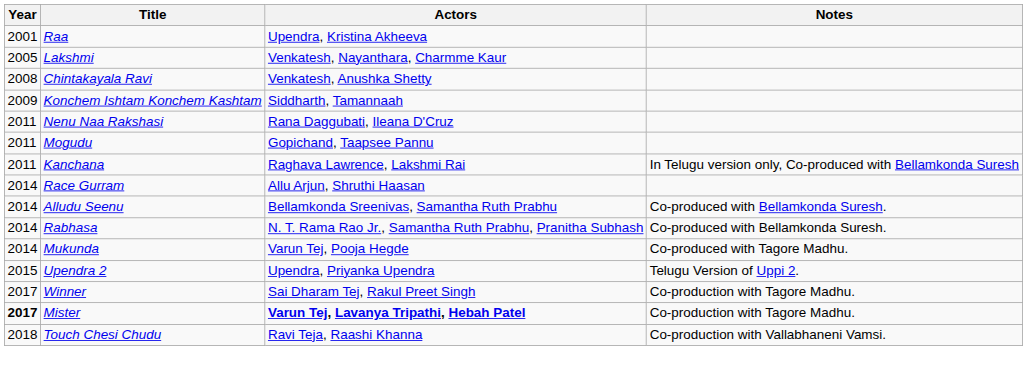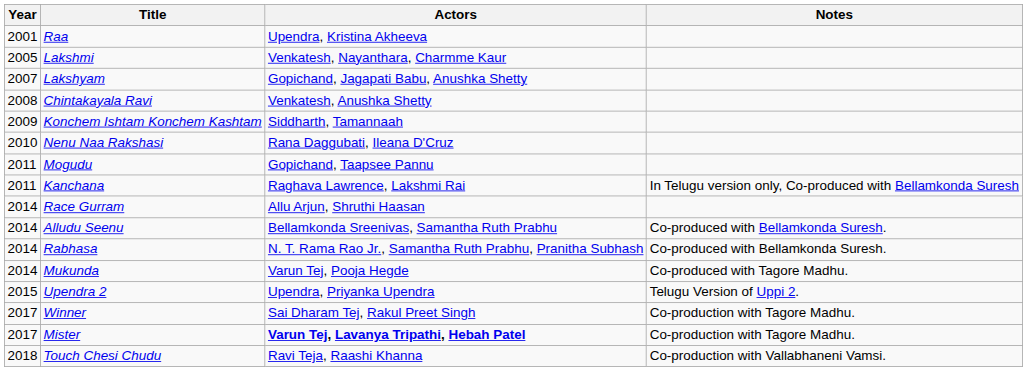+ row: (74, 79)
(22, 121) 2011 -> (22, 143) 2010
(22, 313) bold -> (22, 334) normal
